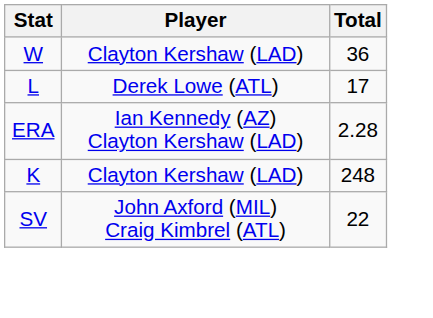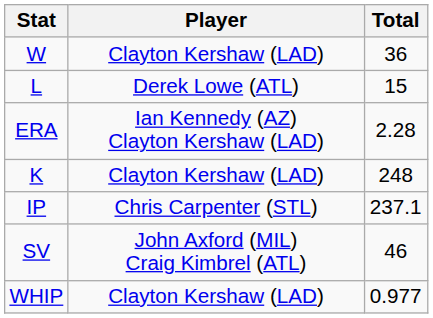(358, 86) 17 -> (396, 86) 15
+ row: (36, 207)
(358, 219) 22 -> (396, 252) 46
+ row: (36, 296)
